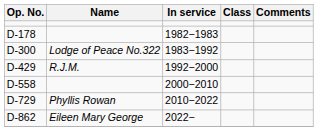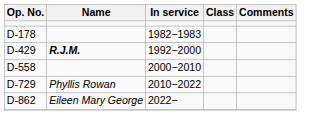- row: (21, 51)
(64, 67) normal -> (65, 51) bold
